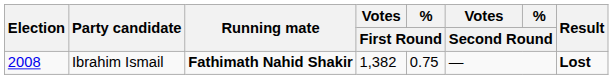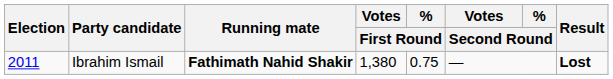(24, 62) 2008 -> (24, 62) 2011
(378, 62) 1,382 -> (378, 62) 1,380
